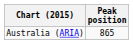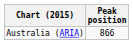(107, 33) 865 -> (107, 33) 866
